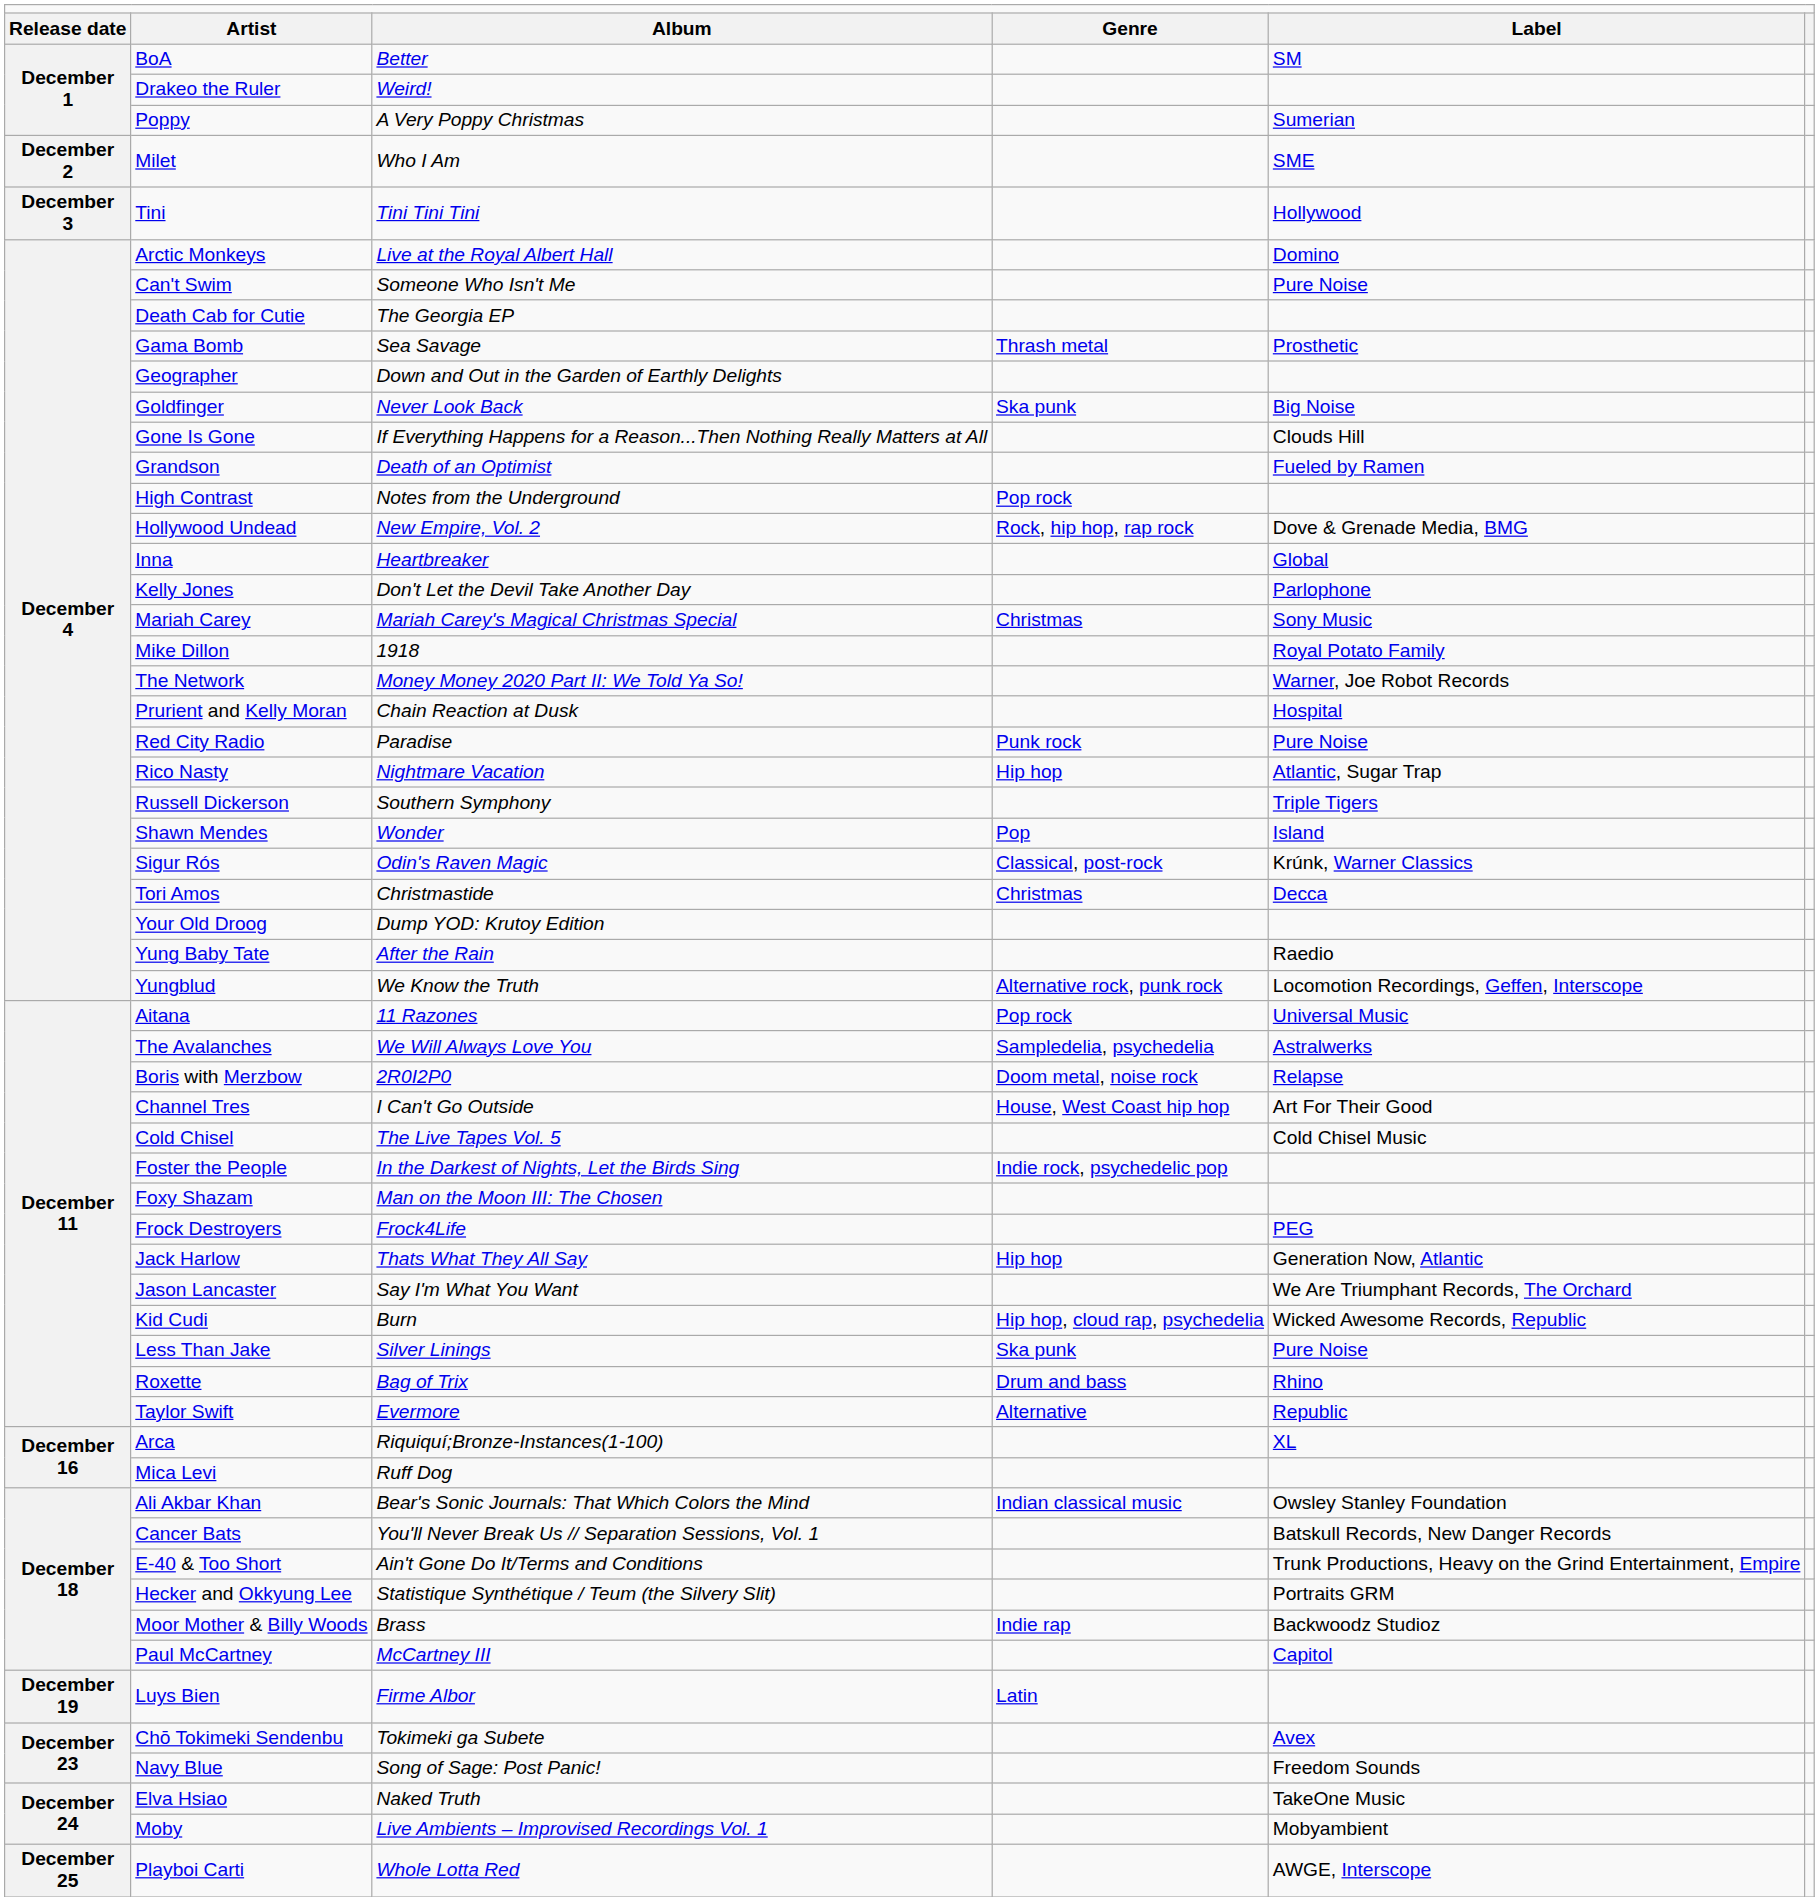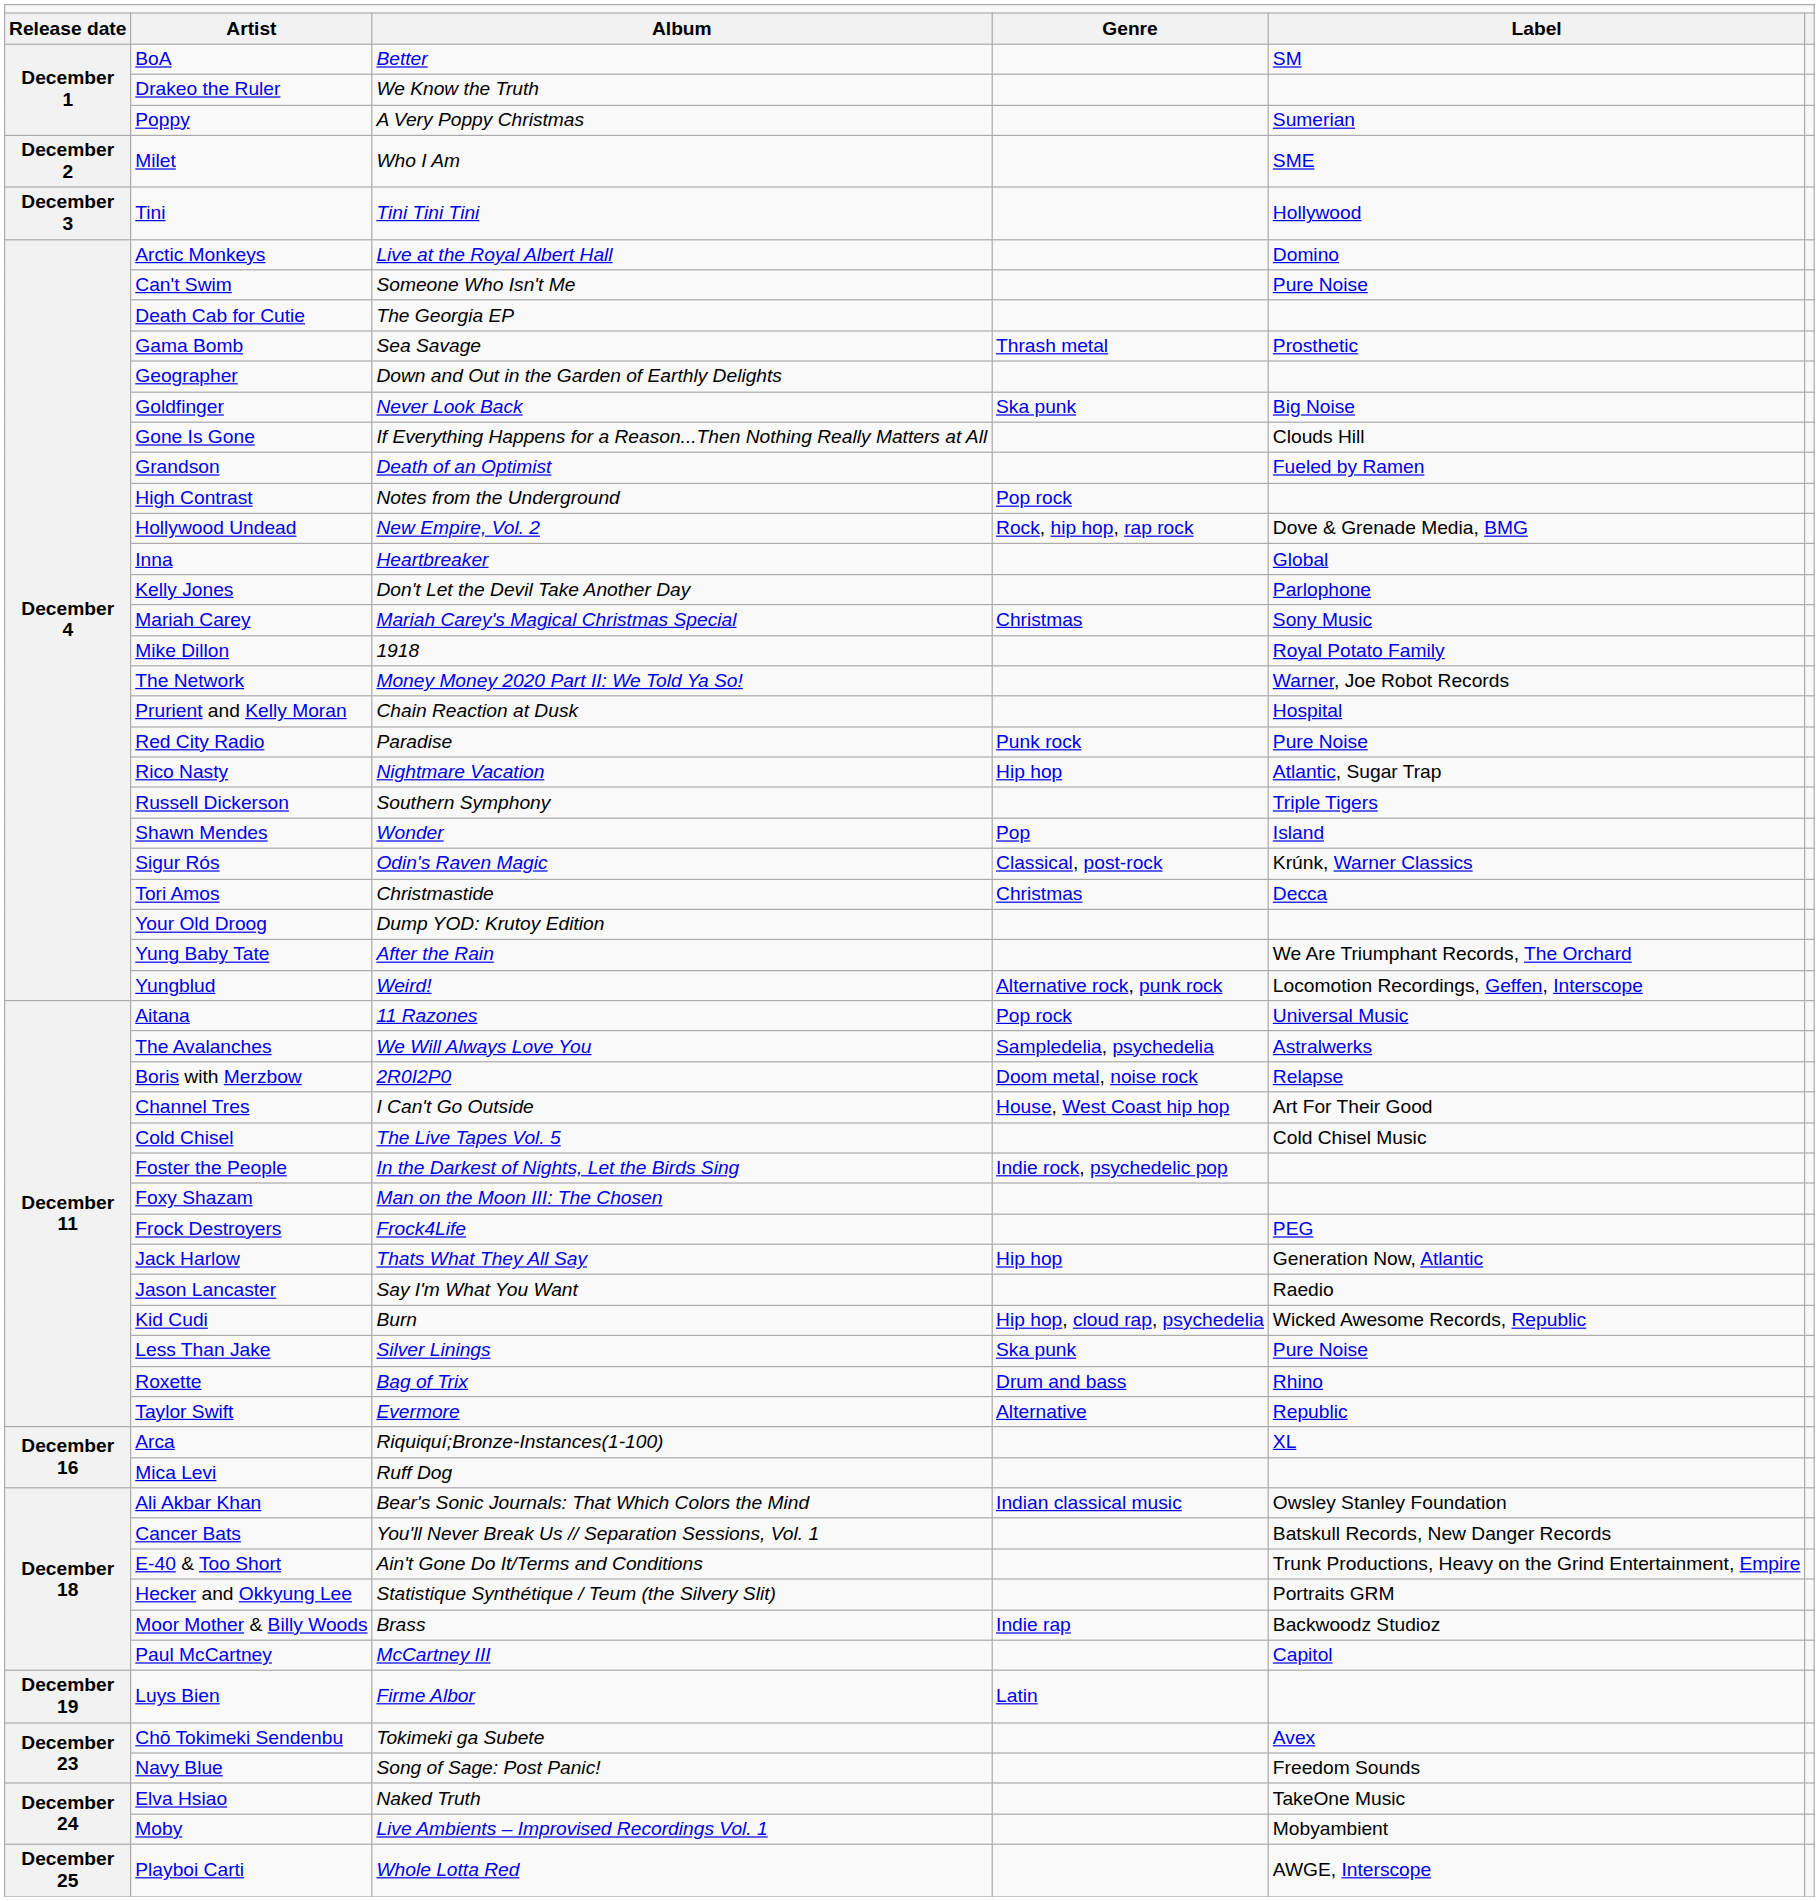(404, 89) Weird! -> (458, 89) We Know the Truth
(1303, 954) Raedio -> (1452, 954) We Are Triumphant Records, The Orchard
(458, 985) We Know the Truth -> (404, 985) Weird!
(1452, 1289) We Are Triumphant Records, The Orchard -> (1303, 1289) Raedio
